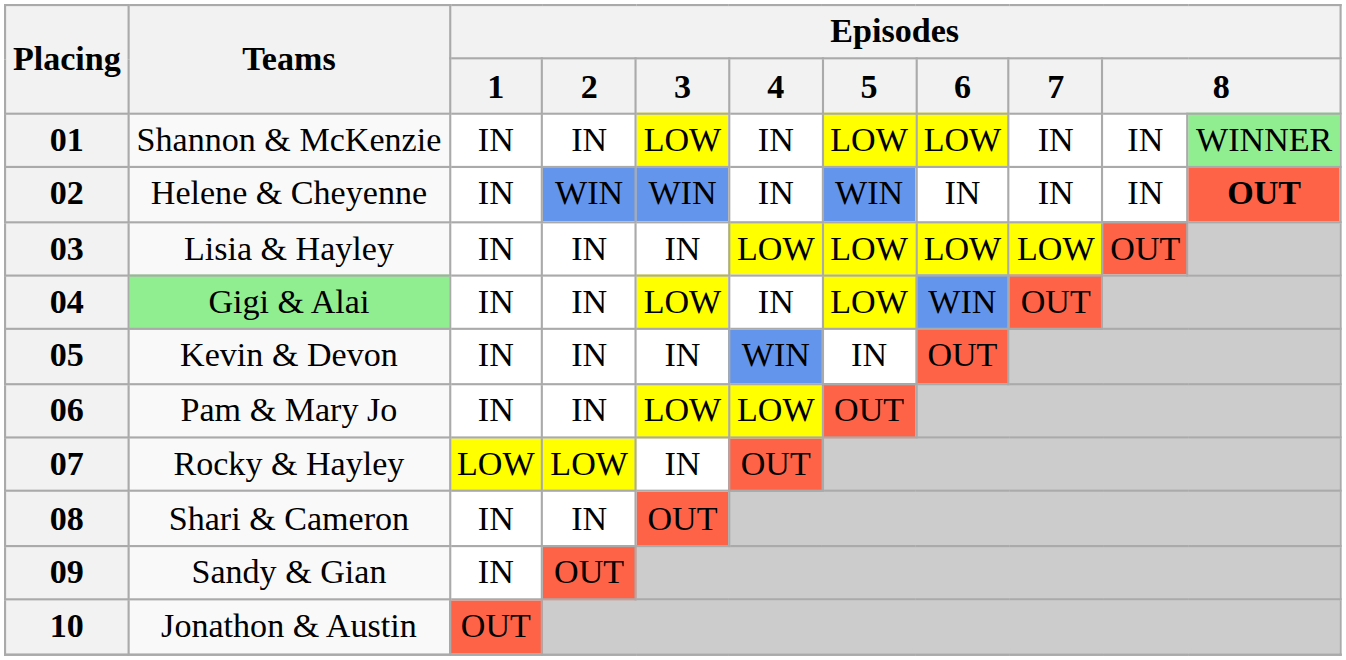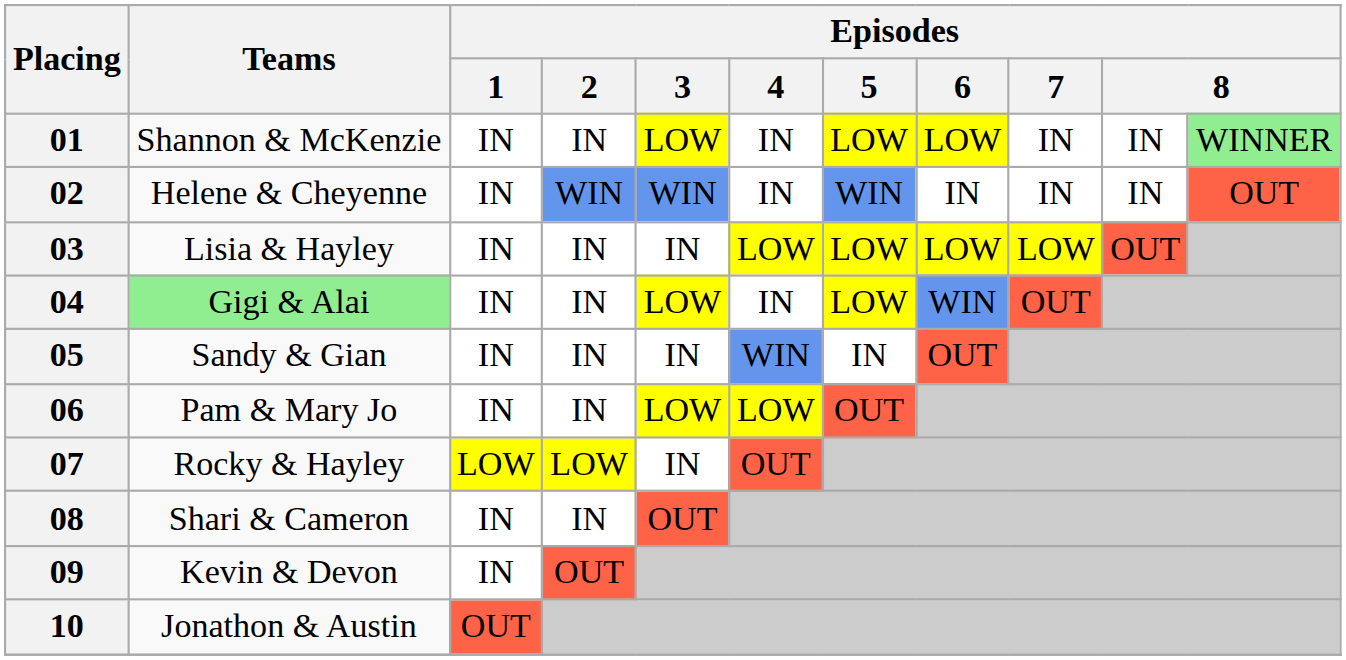(1264, 193) bold -> (1264, 193) normal
(289, 355) Kevin & Devon -> (289, 355) Sandy & Gian
(289, 572) Sandy & Gian -> (289, 572) Kevin & Devon
